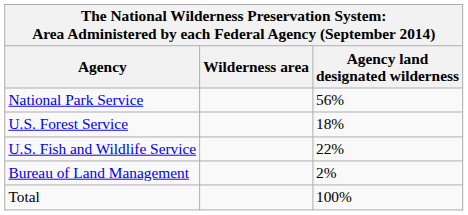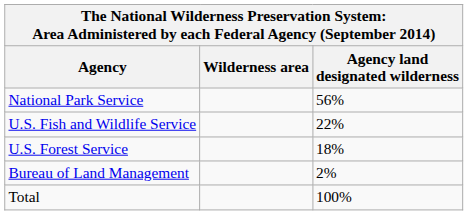rows swapped: (68, 124) <-> (102, 148)
